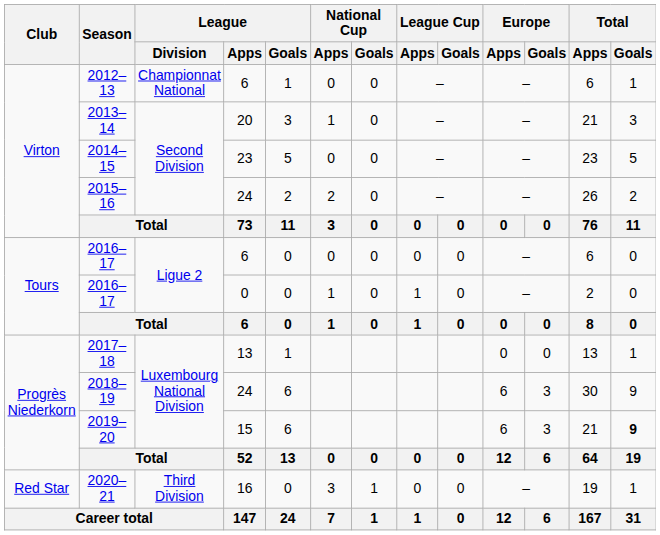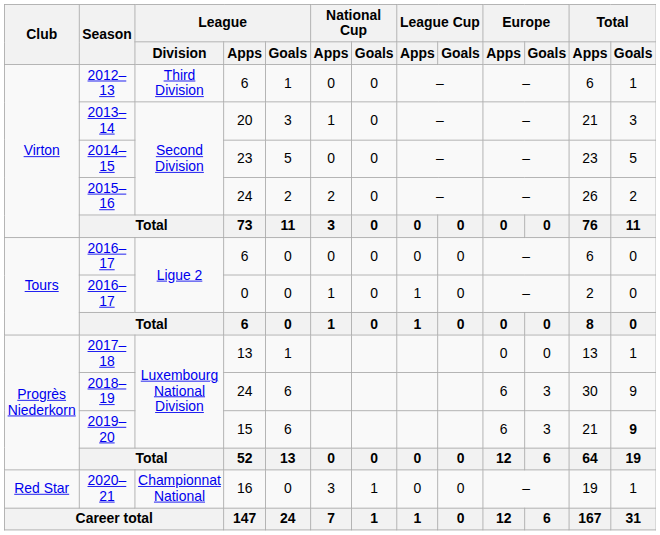(179, 83) Championnat National -> (179, 83) Third Division
(179, 489) Third Division -> (179, 489) Championnat National
